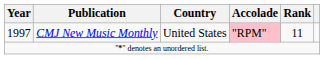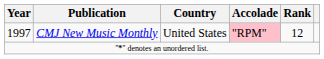(297, 32) 11 -> (297, 32) 12
